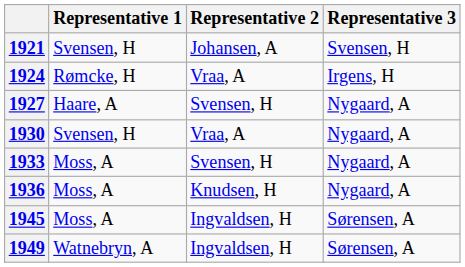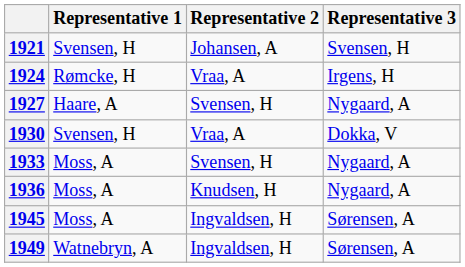(369, 133) Nygaard, A -> (362, 133) Dokka, V
